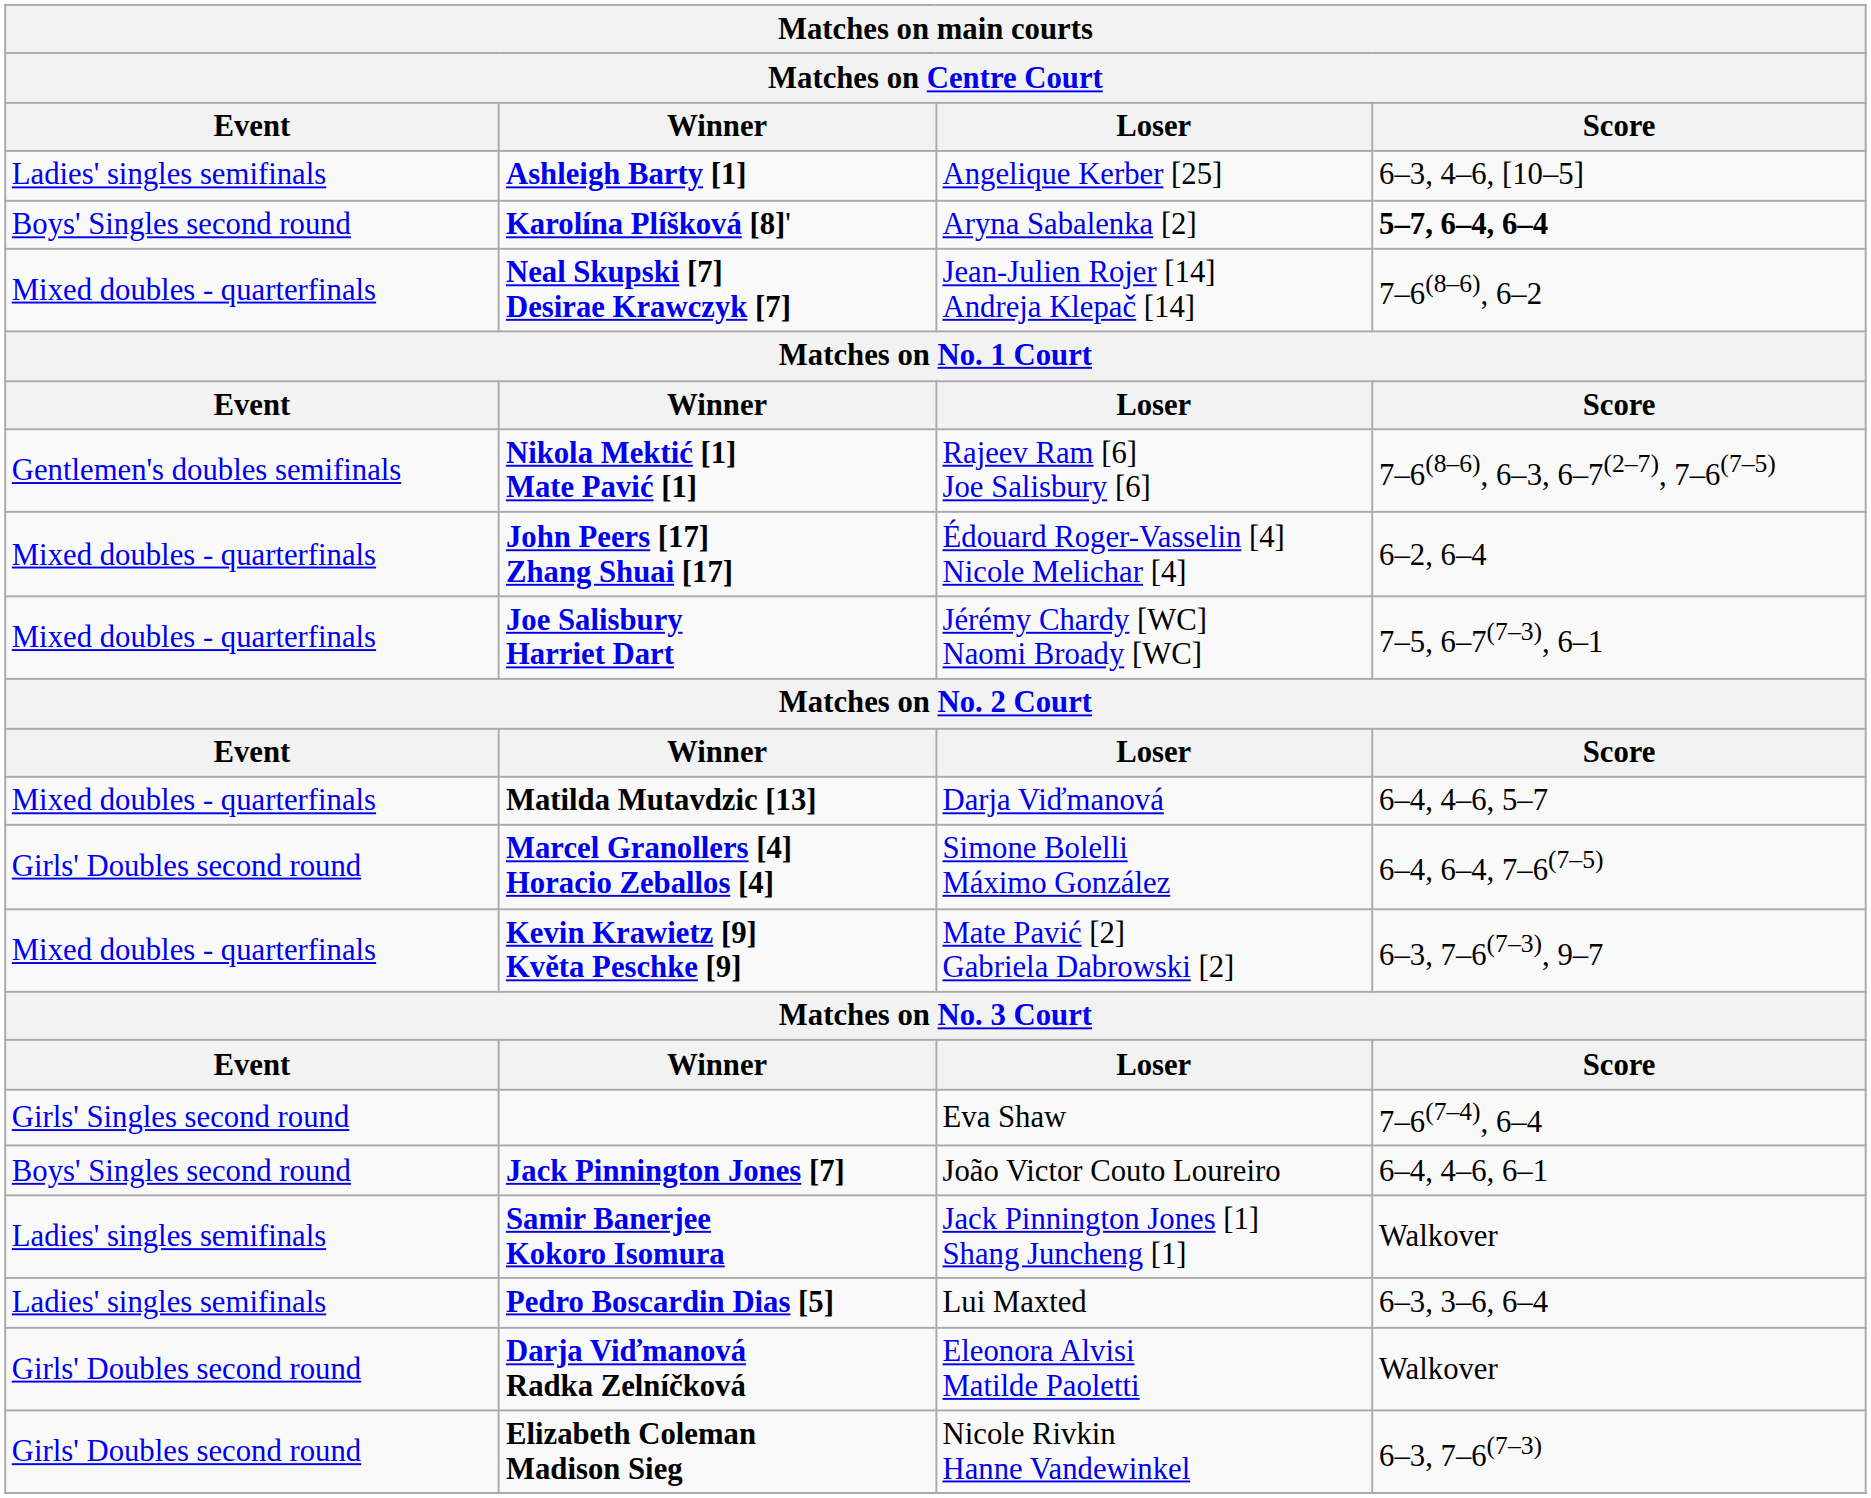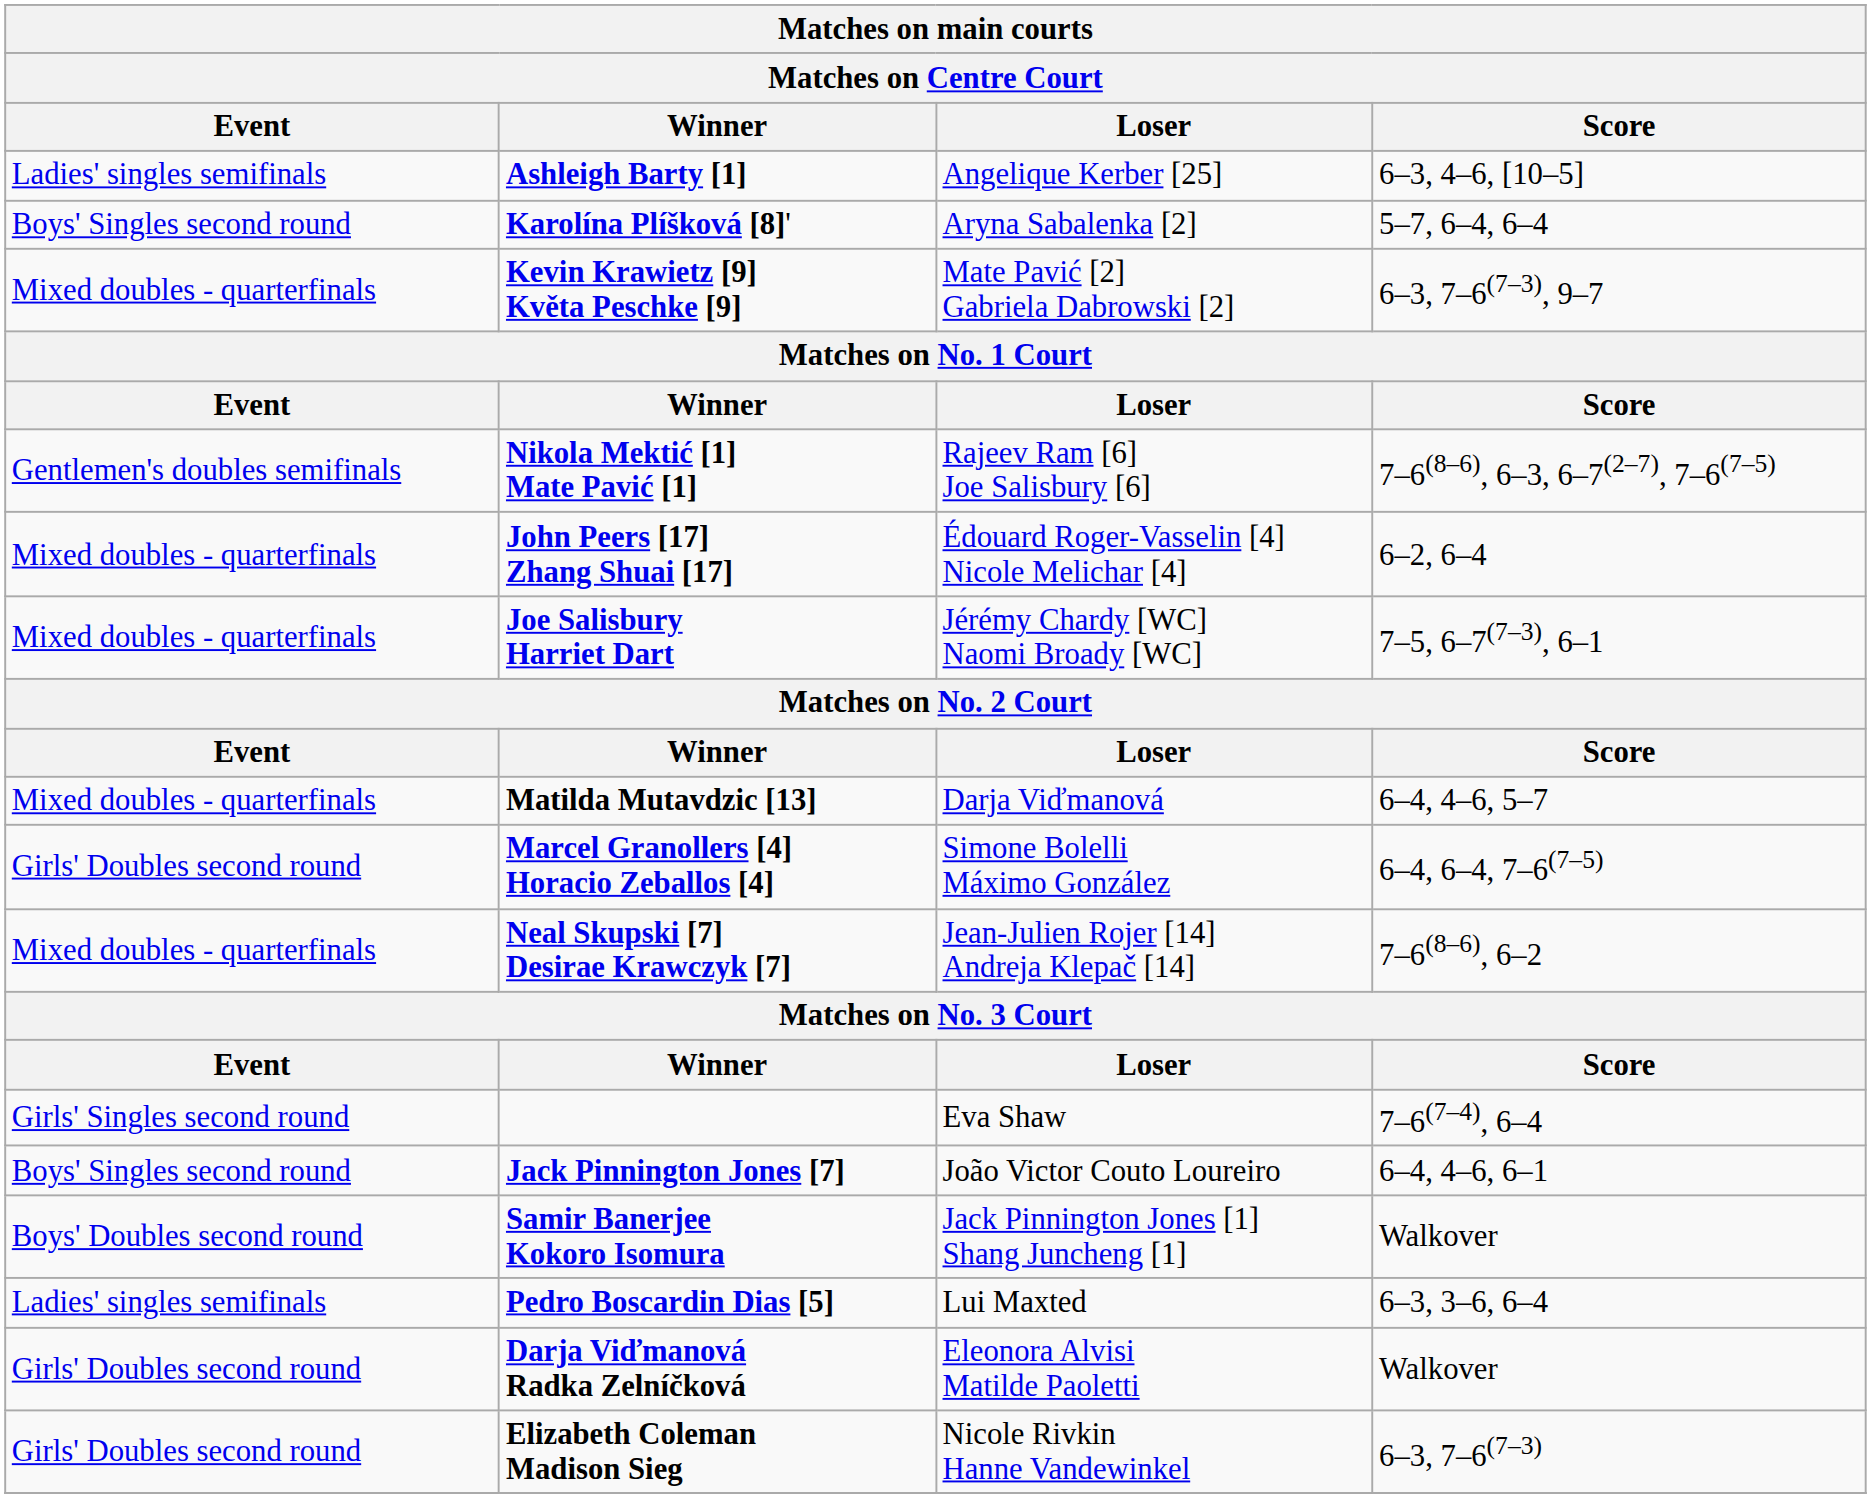(1464, 223) bold -> (1464, 223) normal
rows swapped: (648, 289) <-> (631, 949)
(169, 1236) Ladies' singles semifinals -> (187, 1236) Boys' Doubles second round
